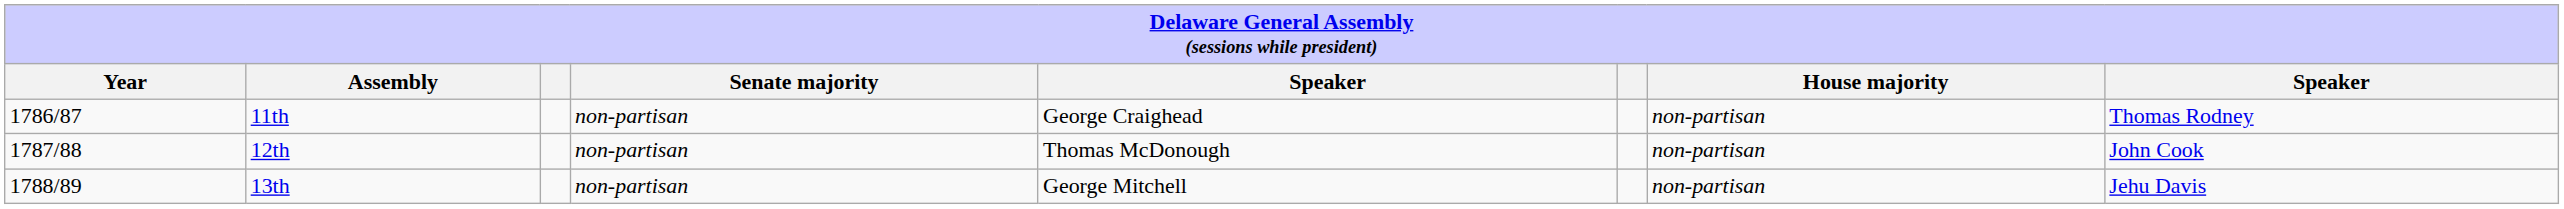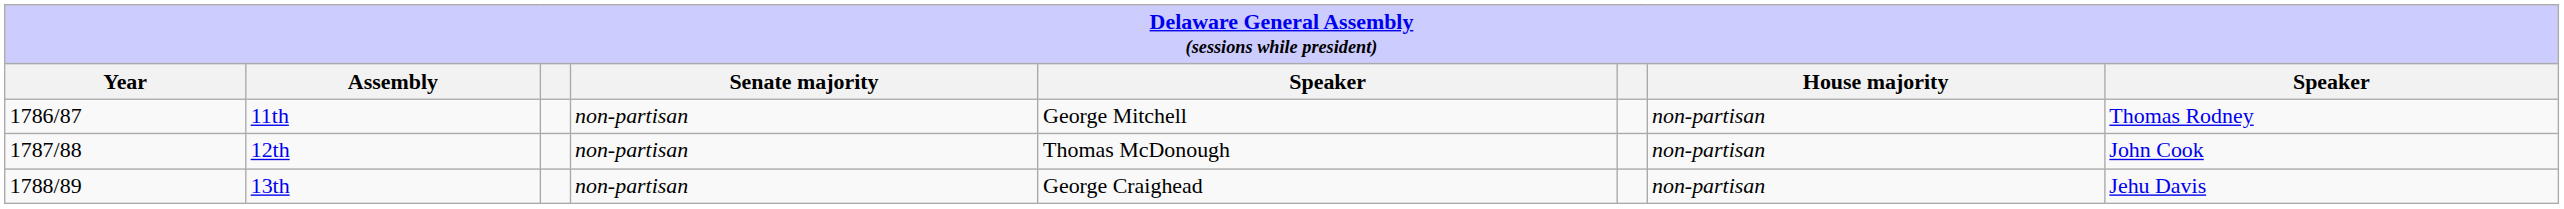(1123, 116) George Craighead -> (1115, 116) George Mitchell
(1115, 185) George Mitchell -> (1123, 185) George Craighead
